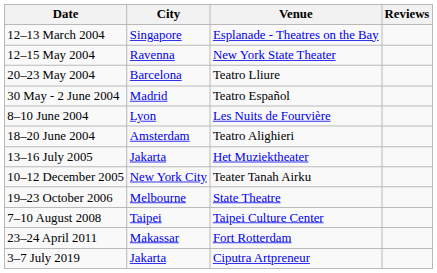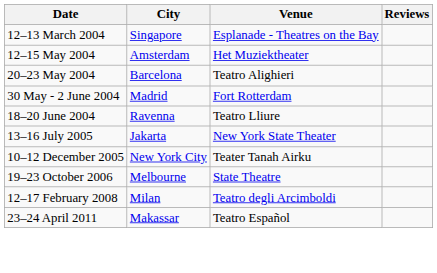(152, 55) Ravenna -> (160, 55) Amsterdam
(274, 55) New York State Theater -> (261, 55) Het Muziektheater
(246, 75) Teatro Lliure -> (254, 75) Teatro Alighieri
(251, 95) Teatro Español -> (252, 95) Fort Rotterdam
- row: (48, 116)
(160, 136) Amsterdam -> (152, 116) Ravenna
(254, 136) Teatro Alighieri -> (246, 116) Teatro Lliure
(261, 156) Het Muziektheater -> (274, 136) New York State Theater
+ row: (62, 197)
- row: (54, 217)
(252, 237) Fort Rotterdam -> (251, 217) Teatro Español
- row: (44, 258)
